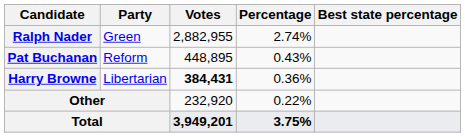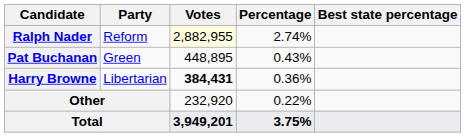(122, 36) Green -> (125, 36) Reform
(203, 36) no background -> (203, 36) lightyellow background
(125, 57) Reform -> (122, 57) Green
